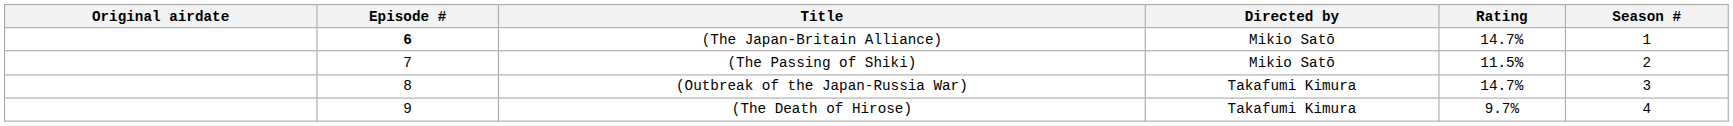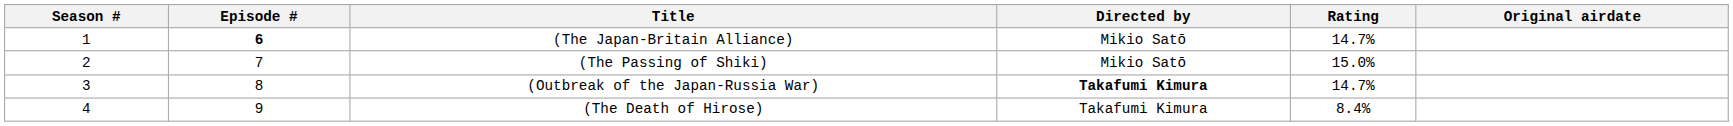columns swapped: (1647, 16) <-> (161, 16)
(1502, 63) 11.5% -> (1353, 63) 15.0%
(1292, 86) normal -> (1143, 86) bold
(1502, 109) 9.7% -> (1353, 109) 8.4%
